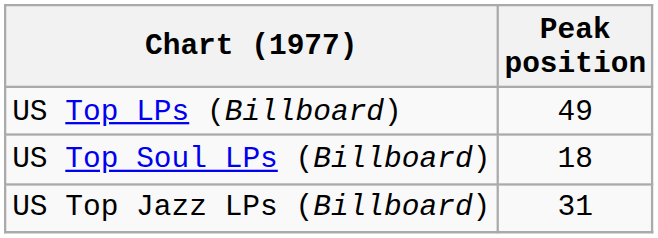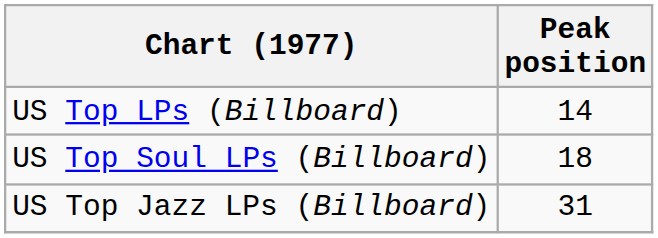(575, 111) 49 -> (575, 111) 14
